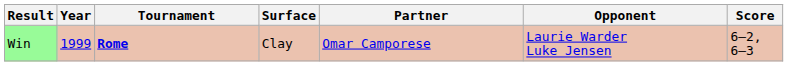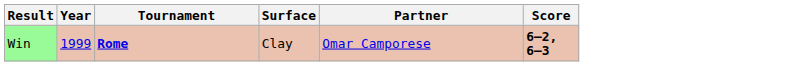- column: (625, 15)
(746, 43) normal -> (542, 43) bold
